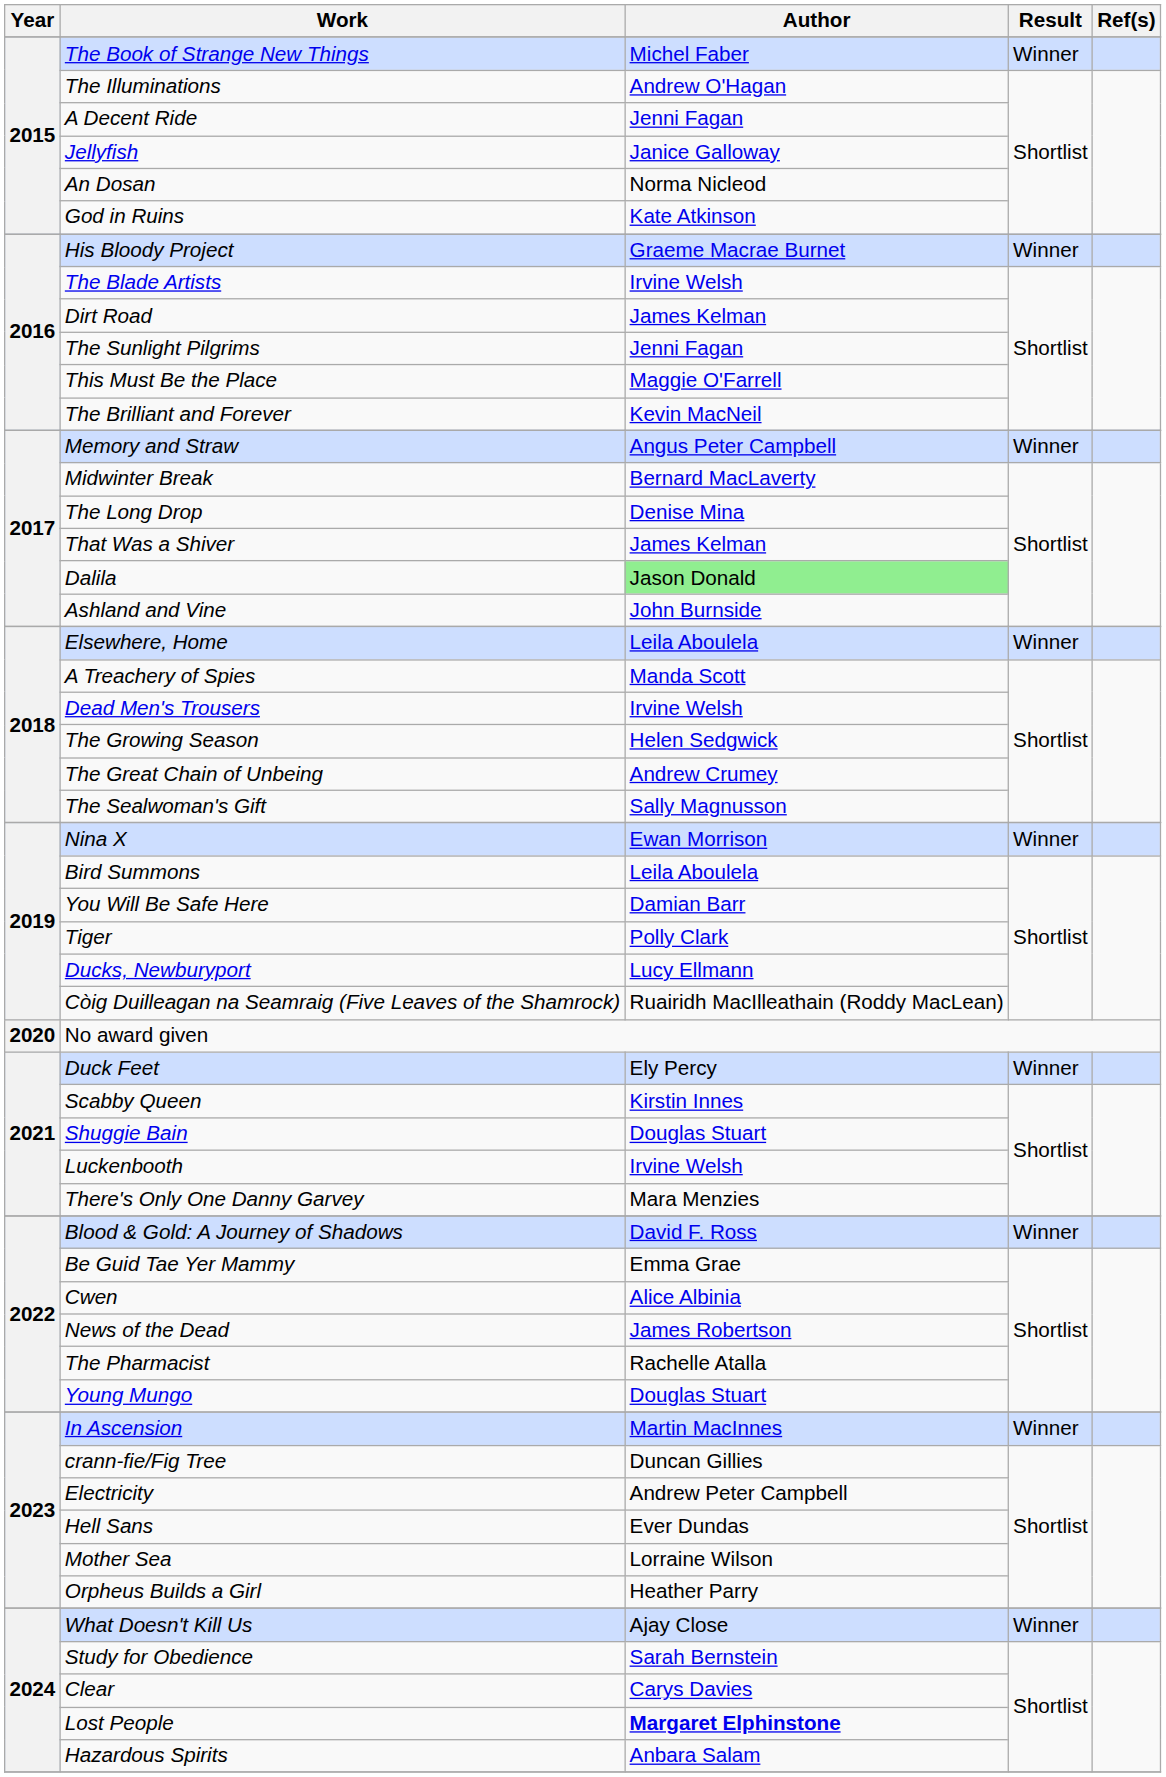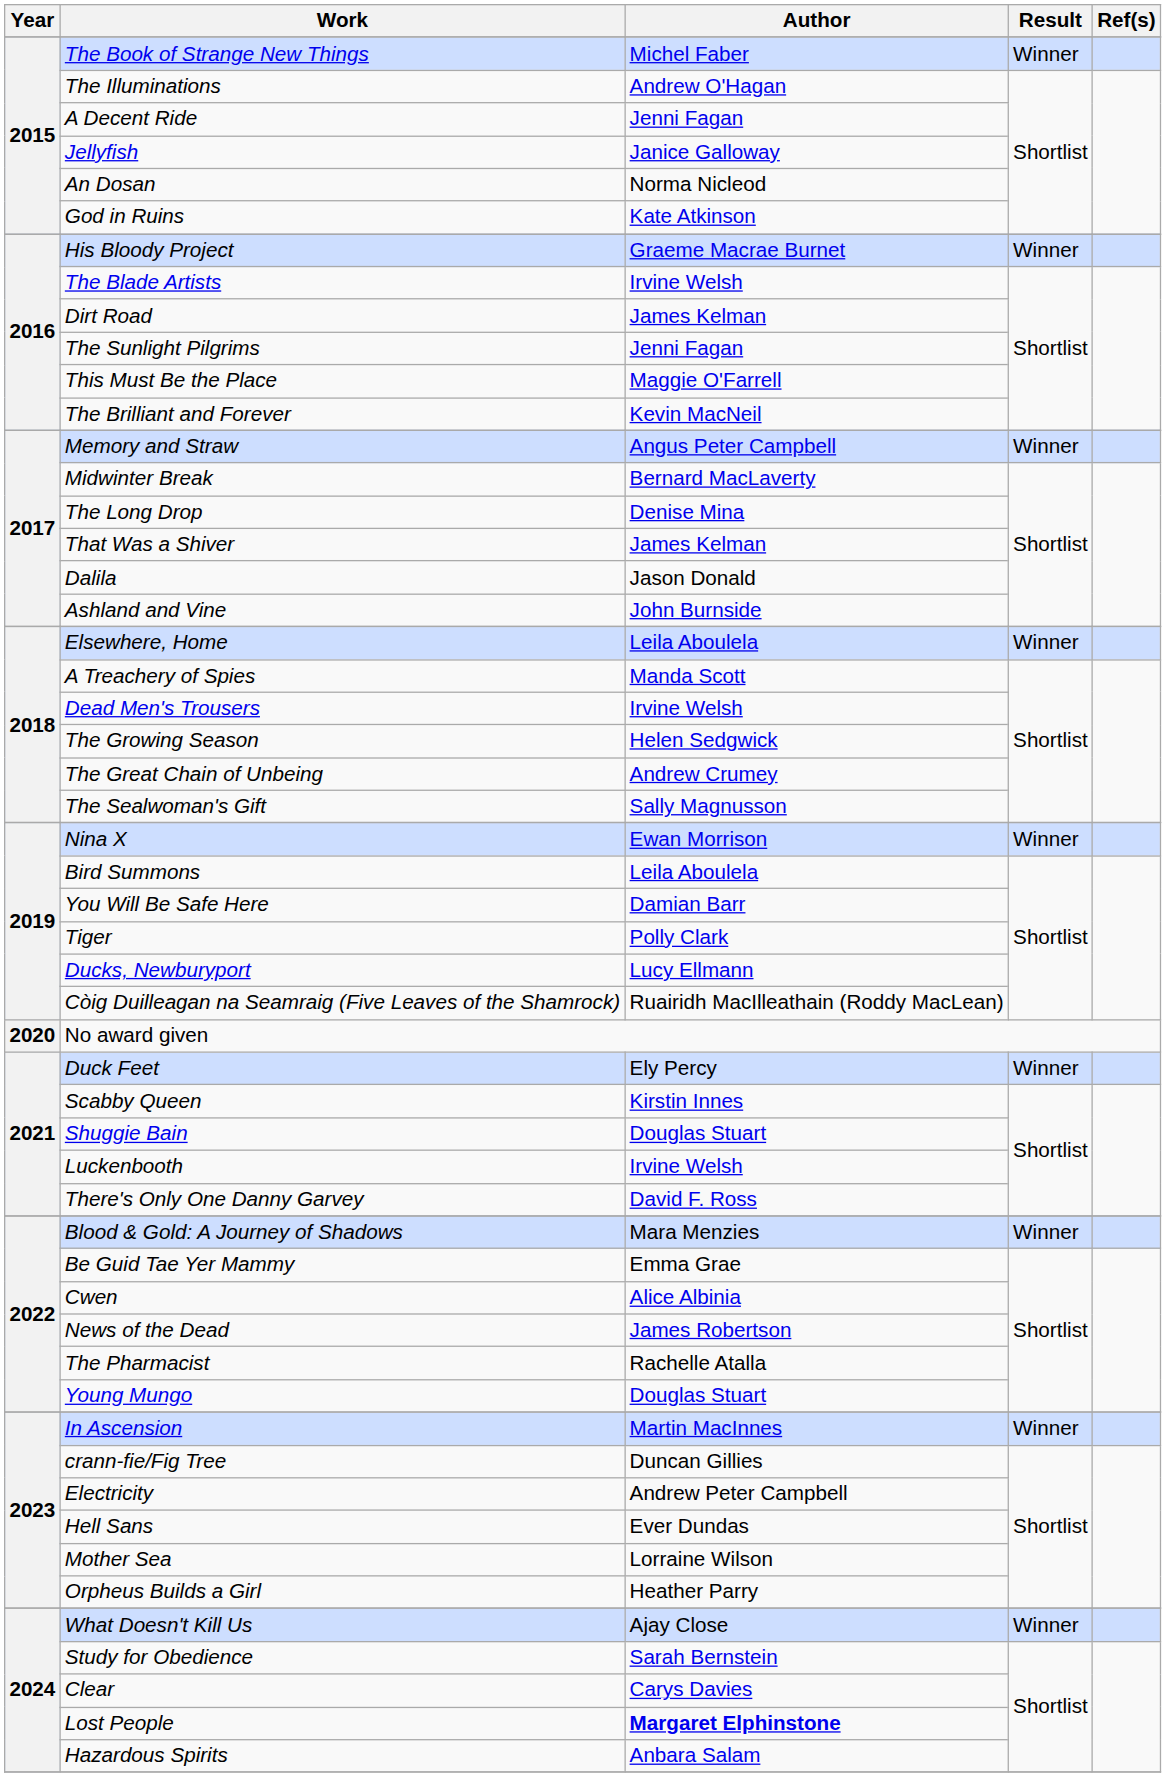(693, 577) lightgreen background -> (693, 577) no background
(694, 1199) Mara Menzies -> (693, 1199) David F. Ross
(693, 1232) David F. Ross -> (694, 1232) Mara Menzies
